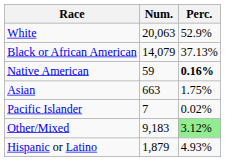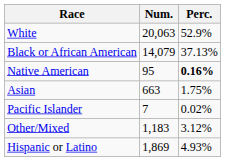(148, 71) 59 -> (148, 71) 95
(156, 128) 9,183 -> (156, 128) 1,183
(196, 128) lightgreen background -> (196, 128) no background
(156, 147) 1,879 -> (156, 147) 1,869
